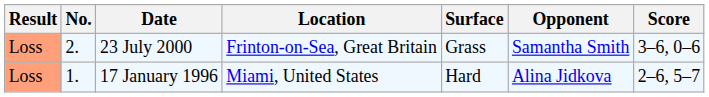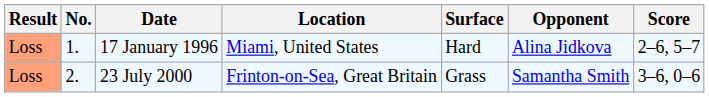rows swapped: (159, 76) <-> (146, 47)
